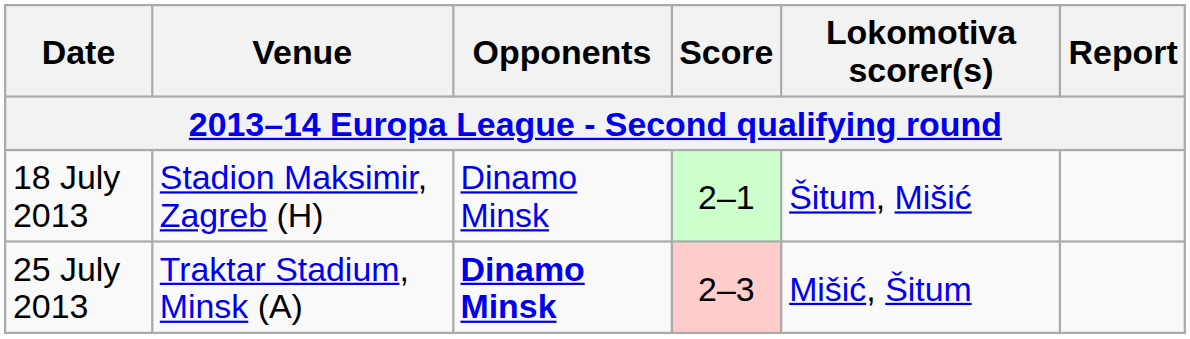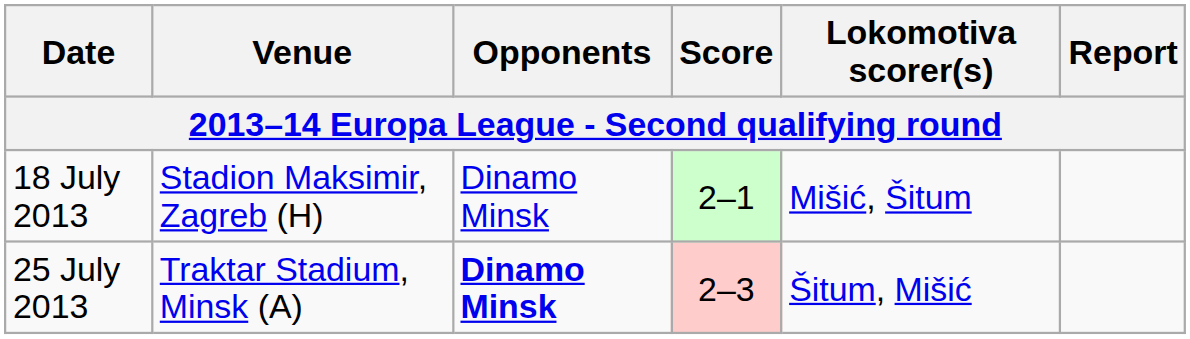(880, 196) Šitum, Mišić -> (880, 196) Mišić, Šitum
(880, 288) Mišić, Šitum -> (880, 288) Šitum, Mišić
